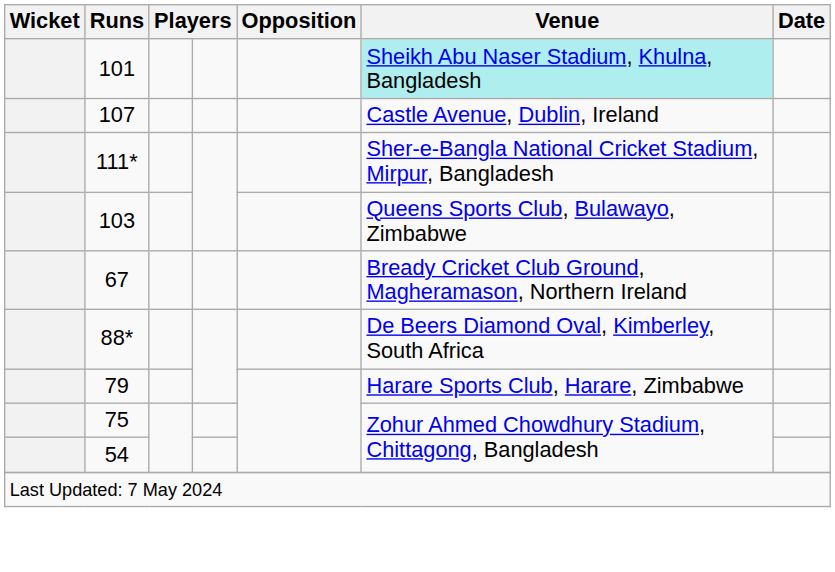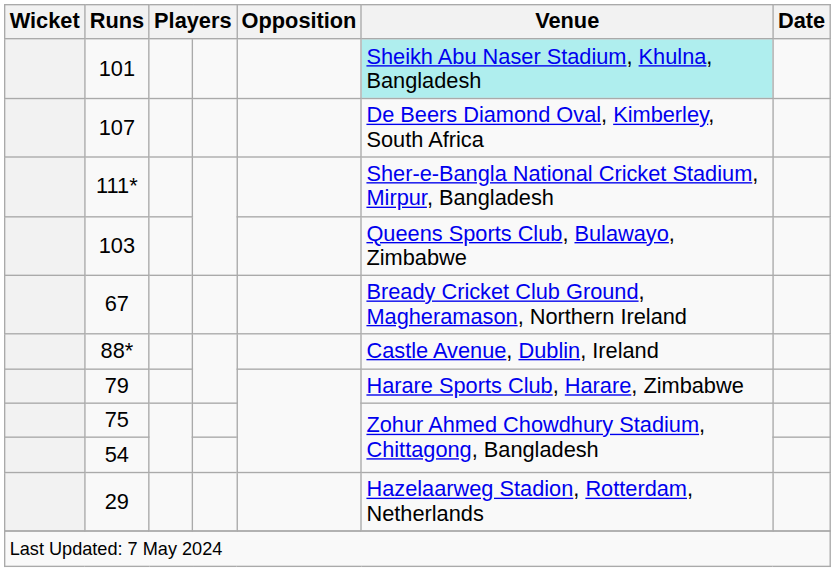(513, 115) Castle Avenue, Dublin, Ireland -> (540, 127) De Beers Diamond Oval, Kimberley, South Africa
(540, 338) De Beers Diamond Oval, Kimberley, South Africa -> (513, 351) Castle Avenue, Dublin, Ireland
+ row: (117, 501)
